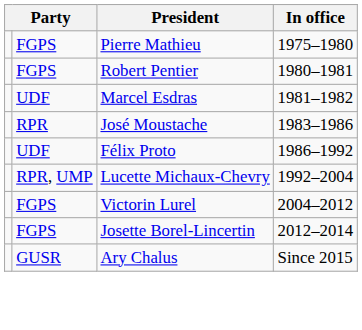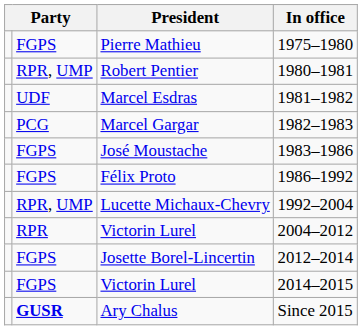(36, 71) FGPS -> (54, 71) RPR, UMP
+ row: (150, 124)
(32, 124) RPR -> (36, 151) FGPS
(33, 151) UDF -> (36, 177) FGPS
(36, 204) FGPS -> (32, 230) RPR
+ row: (148, 284)
(39, 257) normal -> (39, 310) bold
